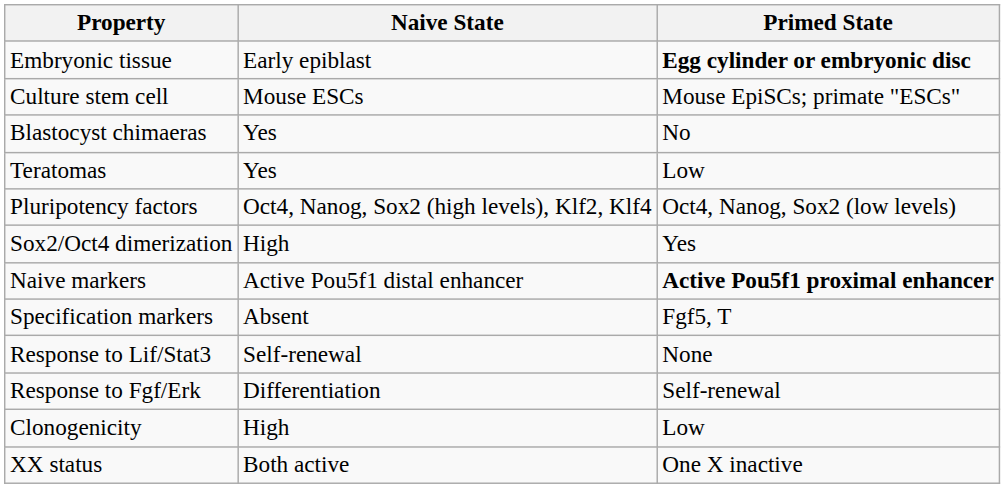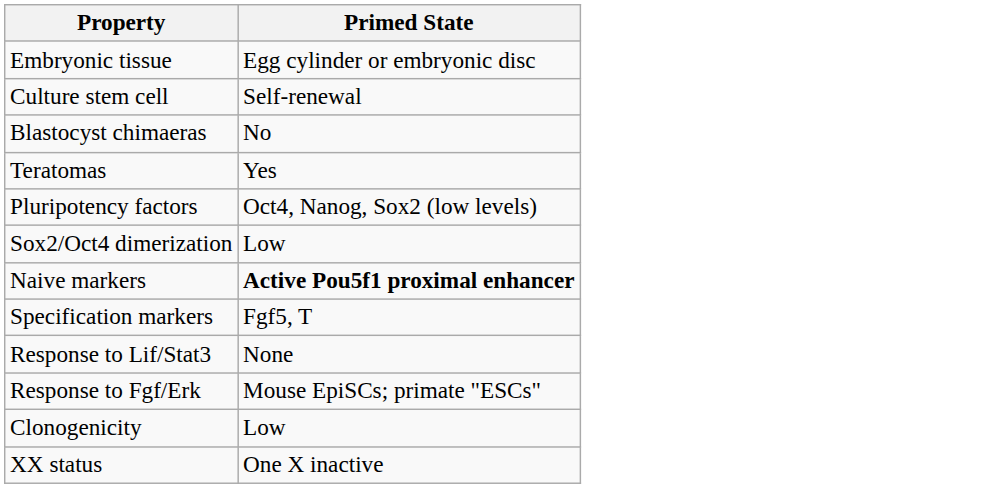- column: (447, 22)
(817, 59) bold -> (389, 59) normal
(811, 96) Mouse EpiSCs; primate "ESCs" -> (302, 96) Self-renewal
(684, 170) Low -> (260, 170) Yes
(679, 243) Yes -> (264, 243) Low
(722, 390) Self-renewal -> (392, 390) Mouse EpiSCs; primate "ESCs"
